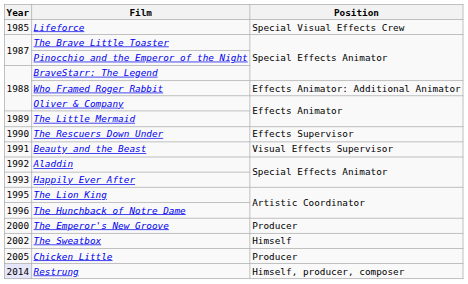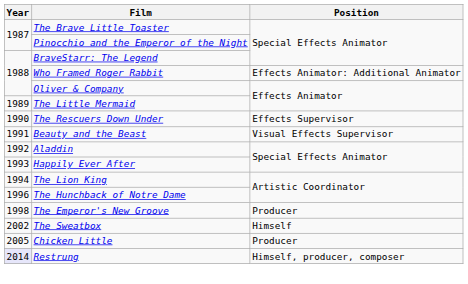- row: (59, 27)
(18, 195) 1995 -> (18, 180) 1994
(18, 226) 2000 -> (18, 210) 1998
